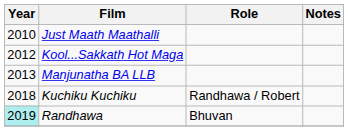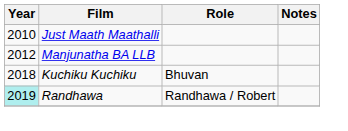- row: (113, 55)
(22, 75) 2013 -> (22, 55) 2012
(244, 95) Randhawa / Robert -> (187, 75) Bhuvan
(211, 116) Bhuvan -> (220, 95) Randhawa / Robert
